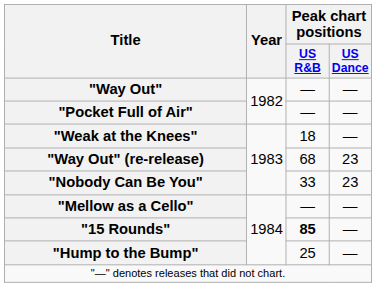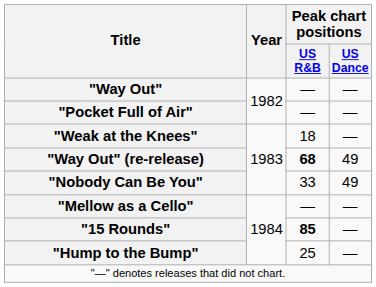(308, 159) normal -> (308, 159) bold
(350, 159) 23 -> (350, 159) 49
(350, 182) 23 -> (350, 182) 49
